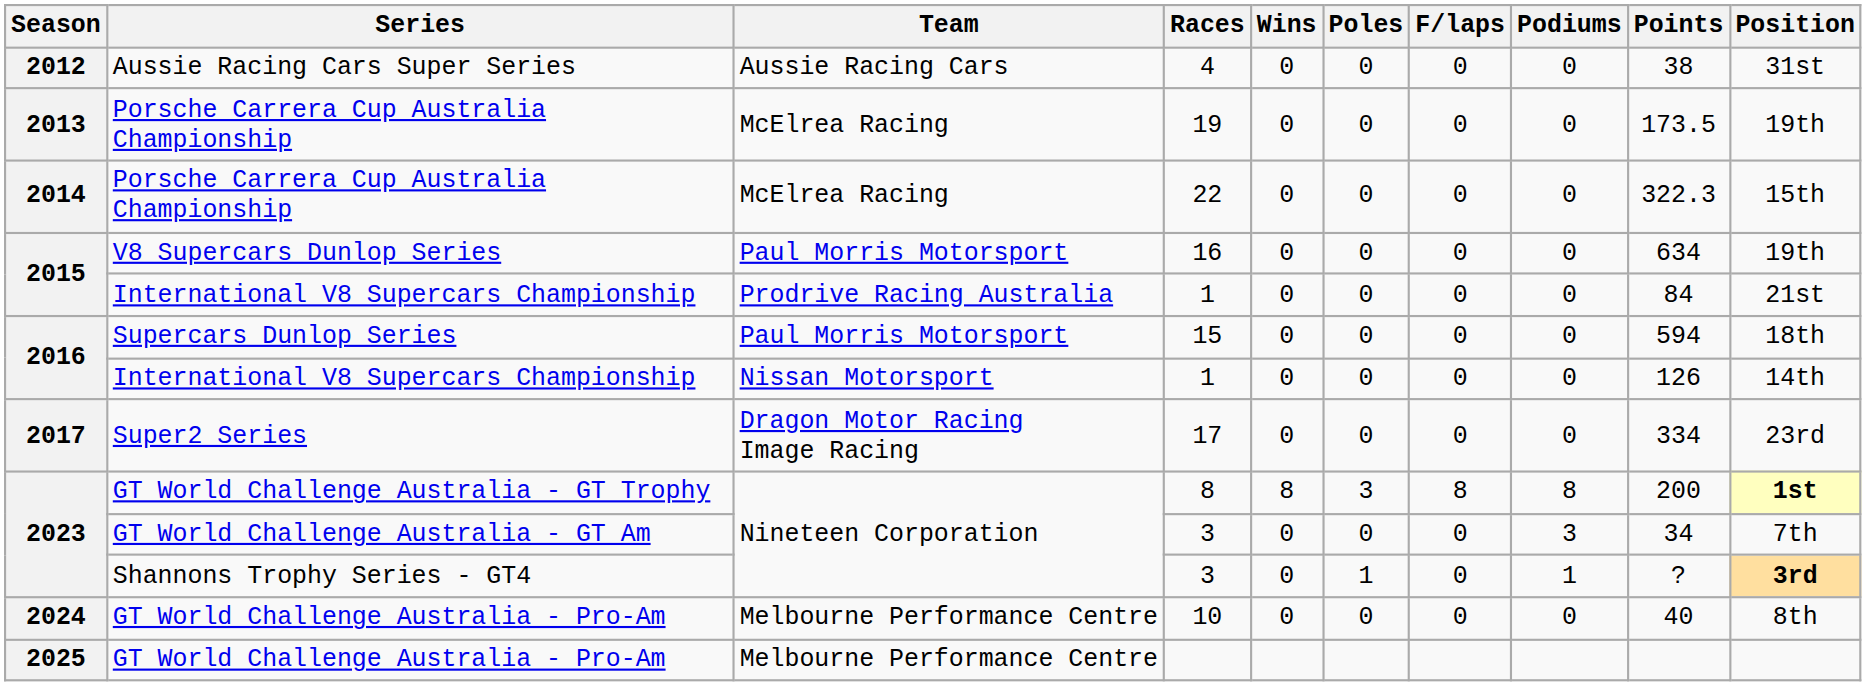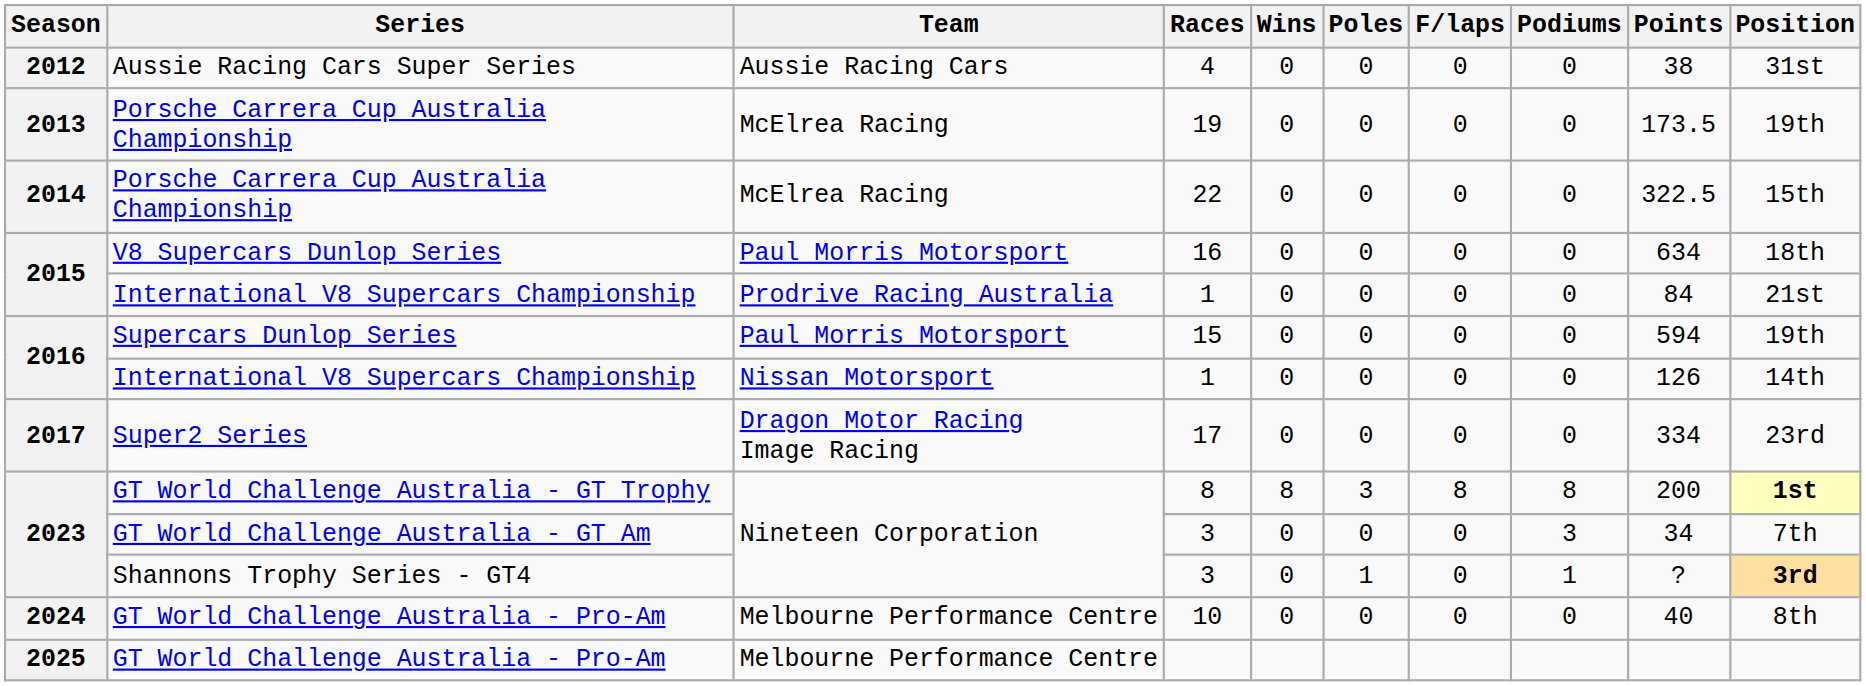(1679, 196) 322.3 -> (1679, 196) 322.5
(1795, 253) 19th -> (1795, 253) 18th
(1795, 337) 18th -> (1795, 337) 19th
